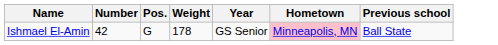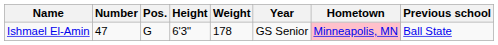+ column: (190, 13)
(101, 31) 42 -> (101, 31) 47
